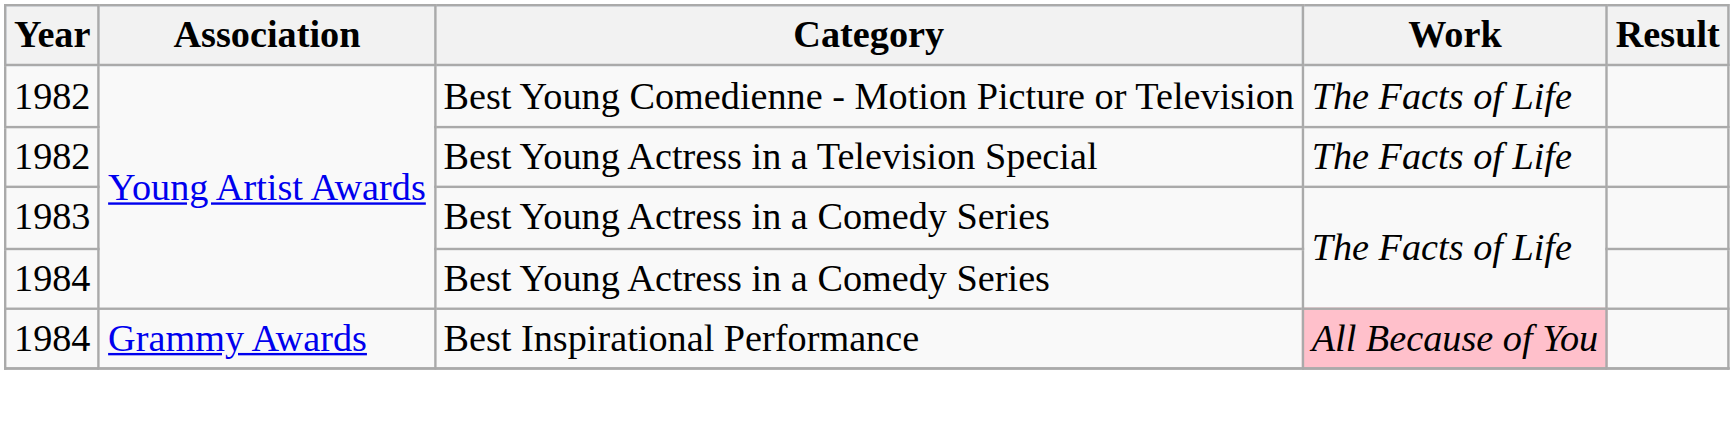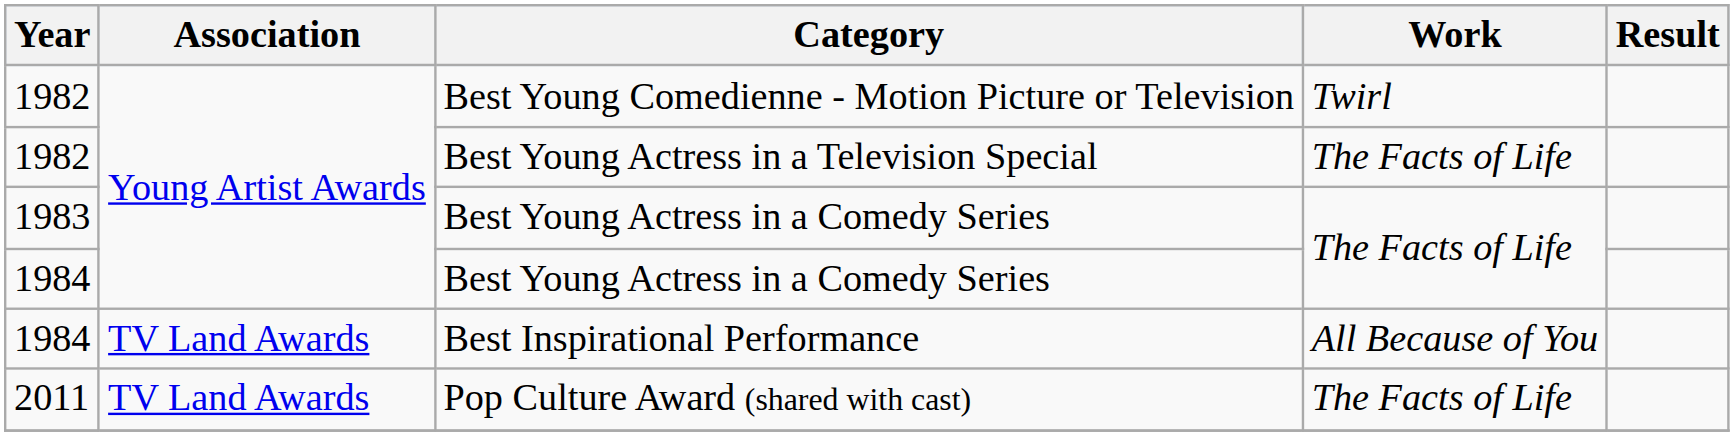(1442, 95) The Facts of Life -> (1352, 95) Twirl
(238, 338) Grammy Awards -> (239, 338) TV Land Awards
(1455, 338) pink background -> (1455, 338) no background
+ row: (52, 398)
